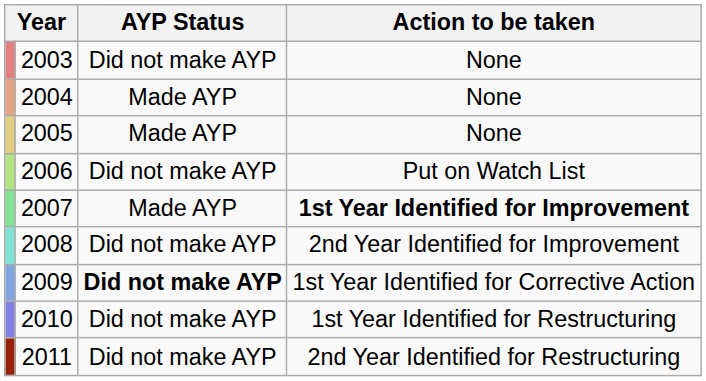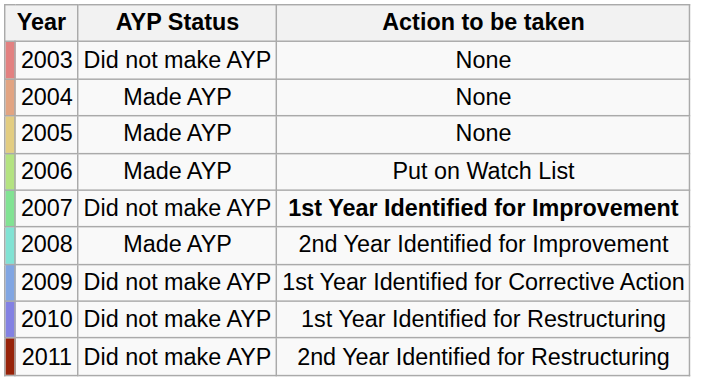(183, 171) Did not make AYP -> (178, 171) Made AYP
(183, 208) Made AYP -> (178, 208) Did not make AYP
(183, 245) Did not make AYP -> (178, 245) Made AYP
(183, 282) bold -> (178, 282) normal
